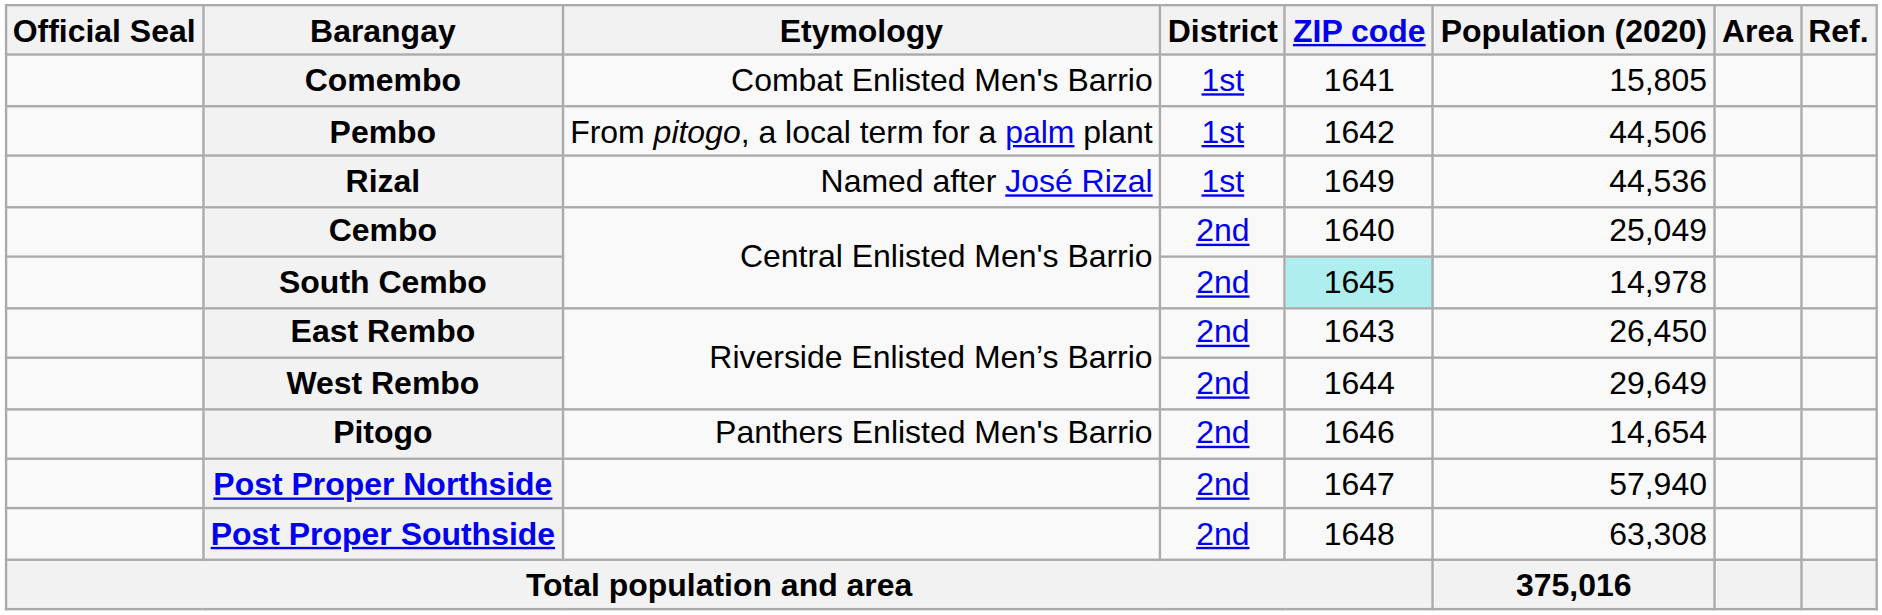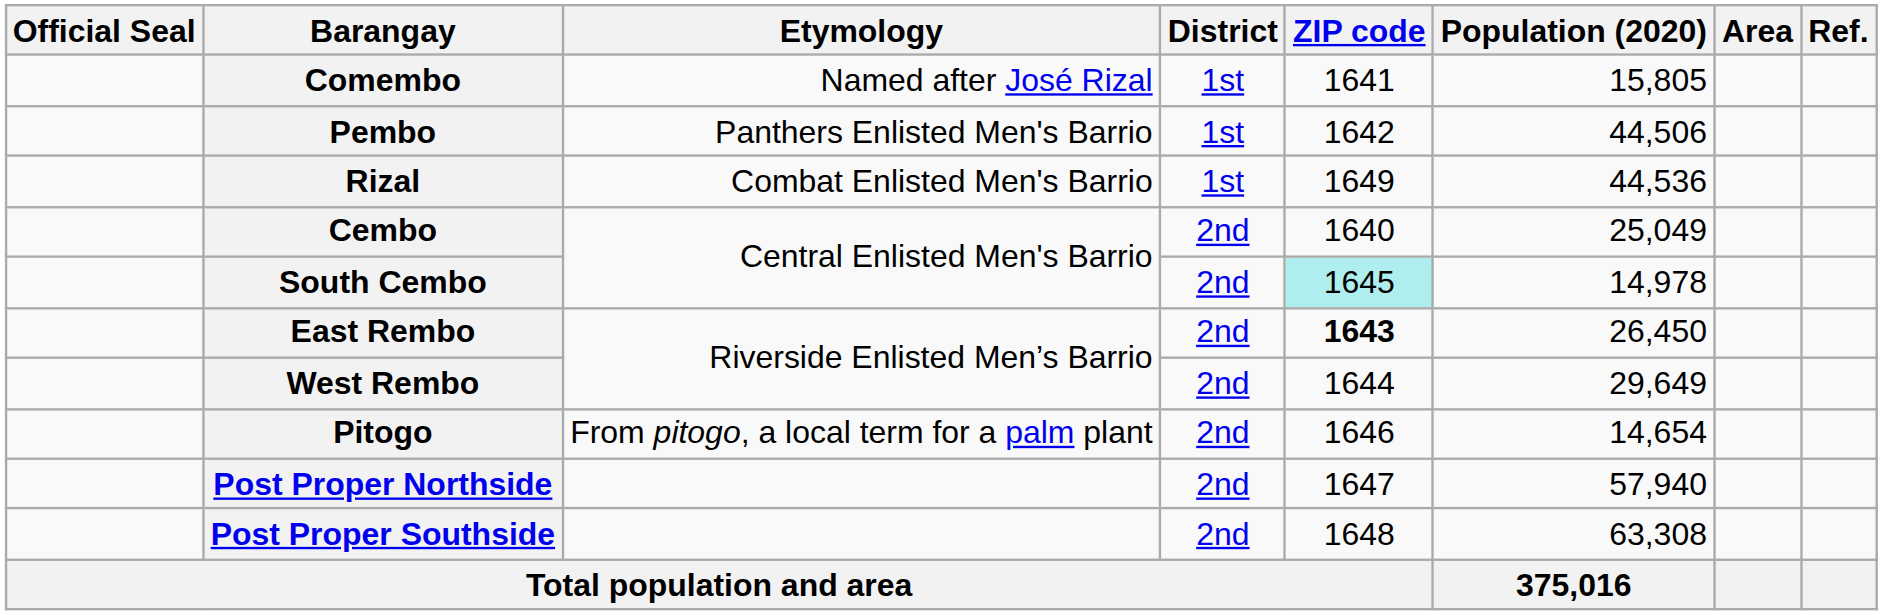(942, 80) Combat Enlisted Men's Barrio -> (987, 80) Named after José Rizal
(861, 131) From pitogo, a local term for a palm plant -> (934, 131) Panthers Enlisted Men's Barrio
(987, 181) Named after José Rizal -> (942, 181) Combat Enlisted Men's Barrio
(1359, 332) normal -> (1359, 332) bold
(934, 433) Panthers Enlisted Men's Barrio -> (861, 433) From pitogo, a local term for a palm plant
